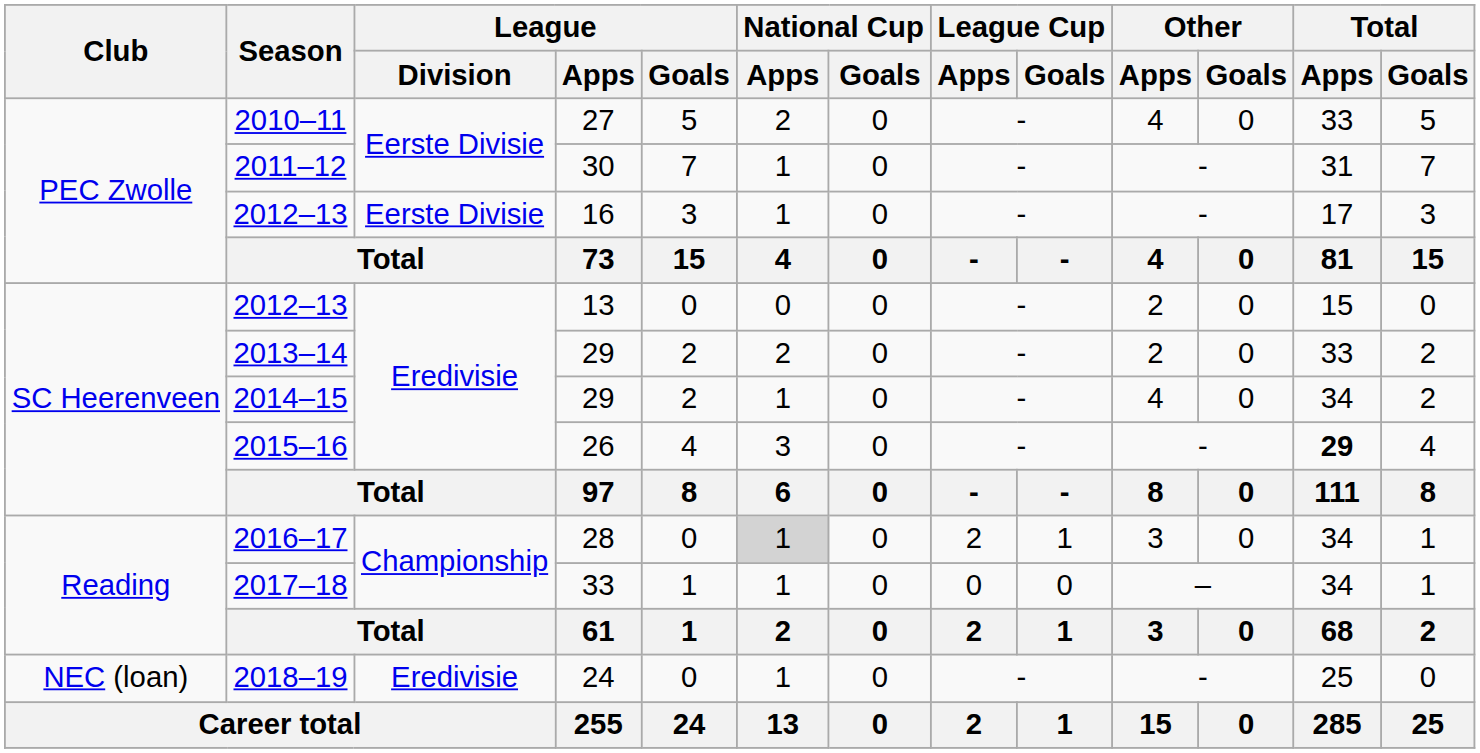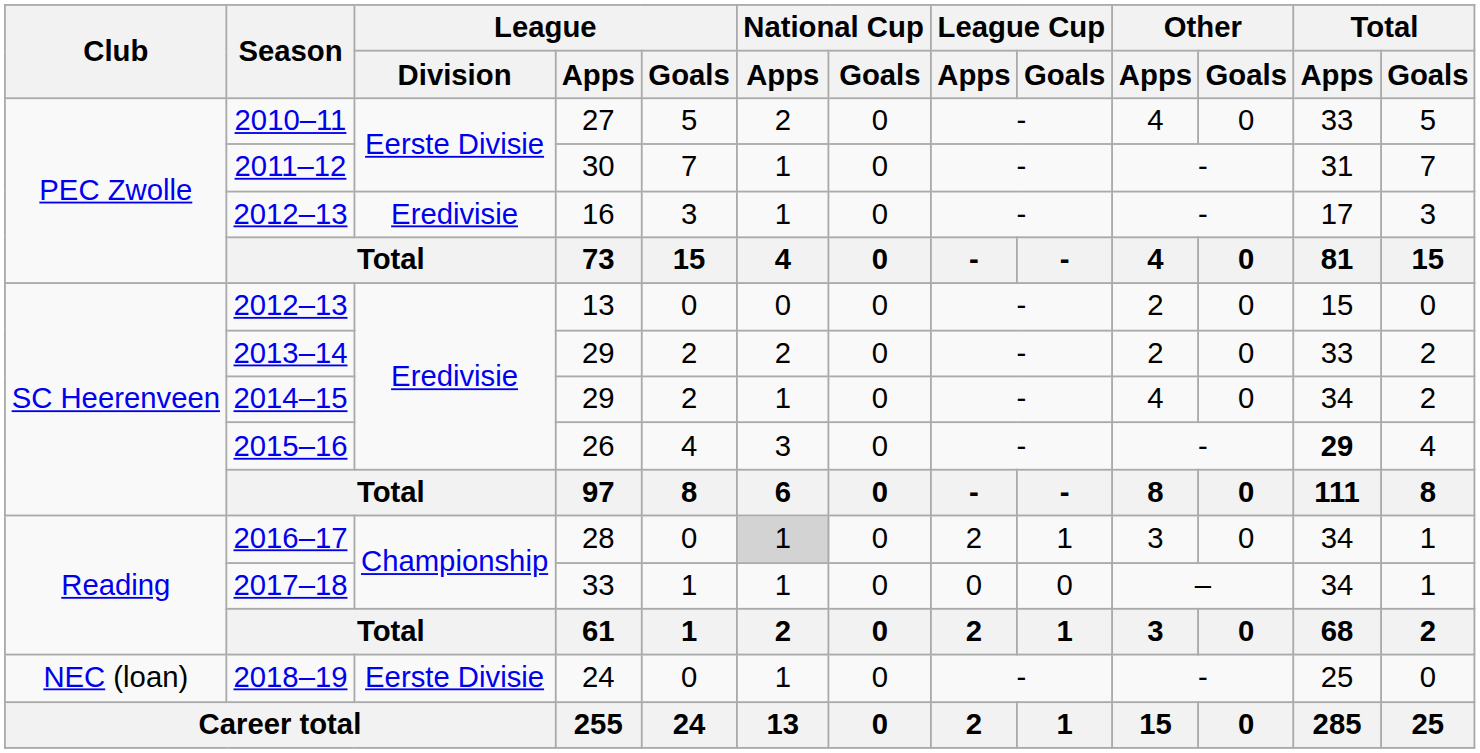(455, 213) Eerste Divisie -> (455, 213) Eredivisie
(455, 677) Eredivisie -> (455, 677) Eerste Divisie
